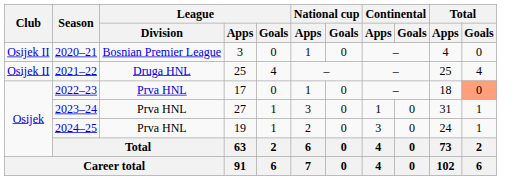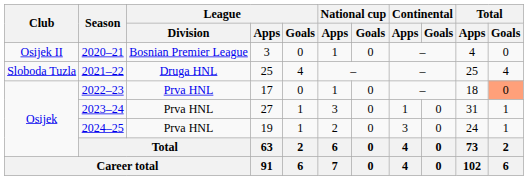(28, 71) Osijek II -> (42, 71) Sloboda Tuzla
